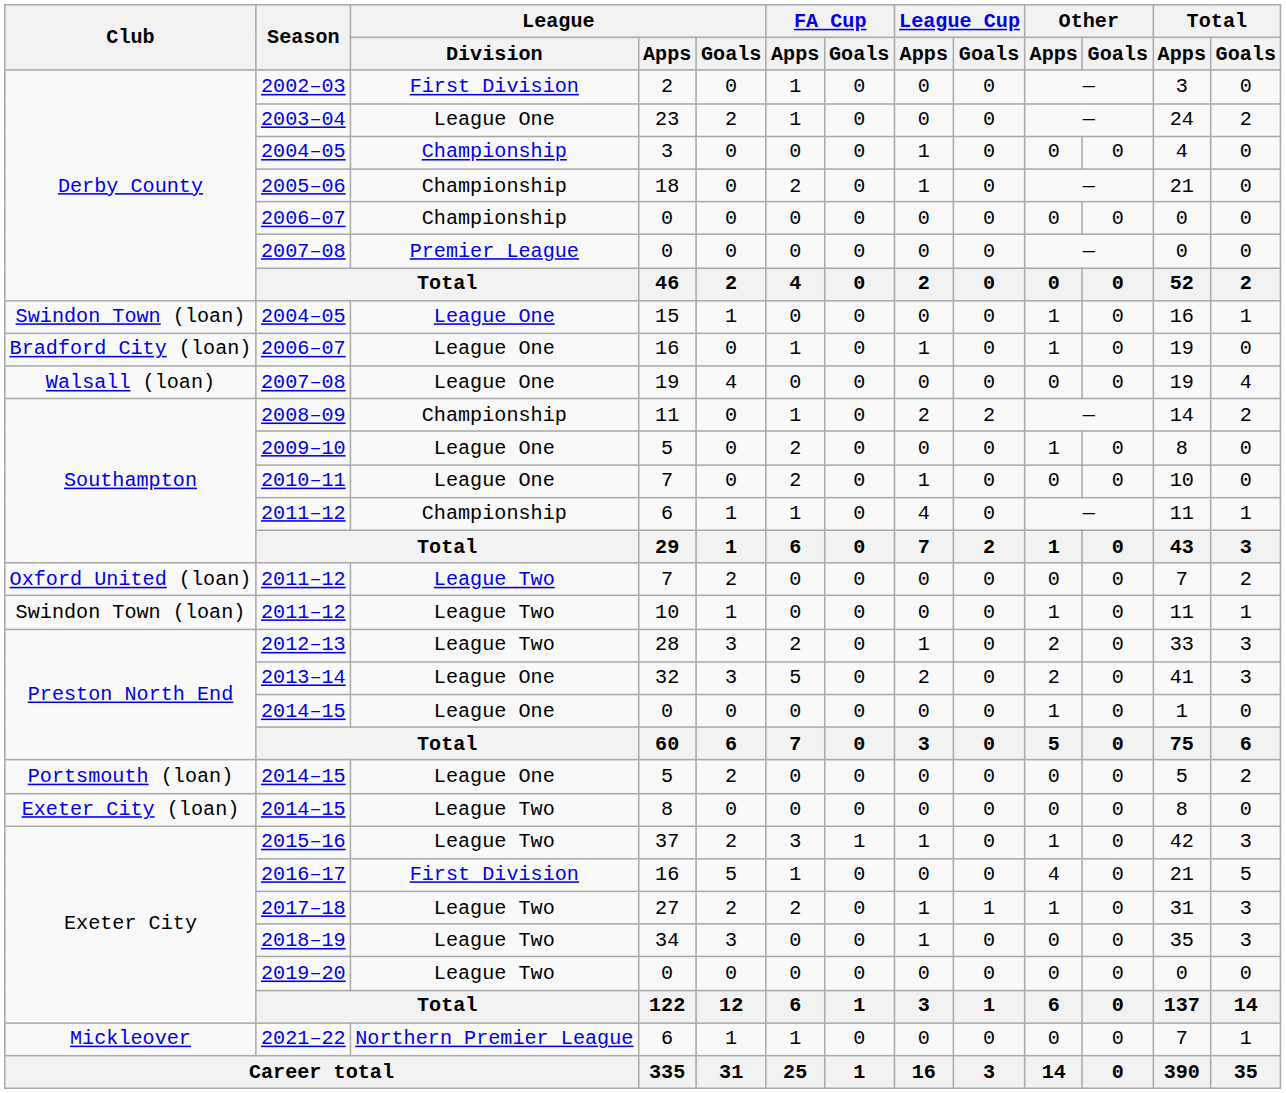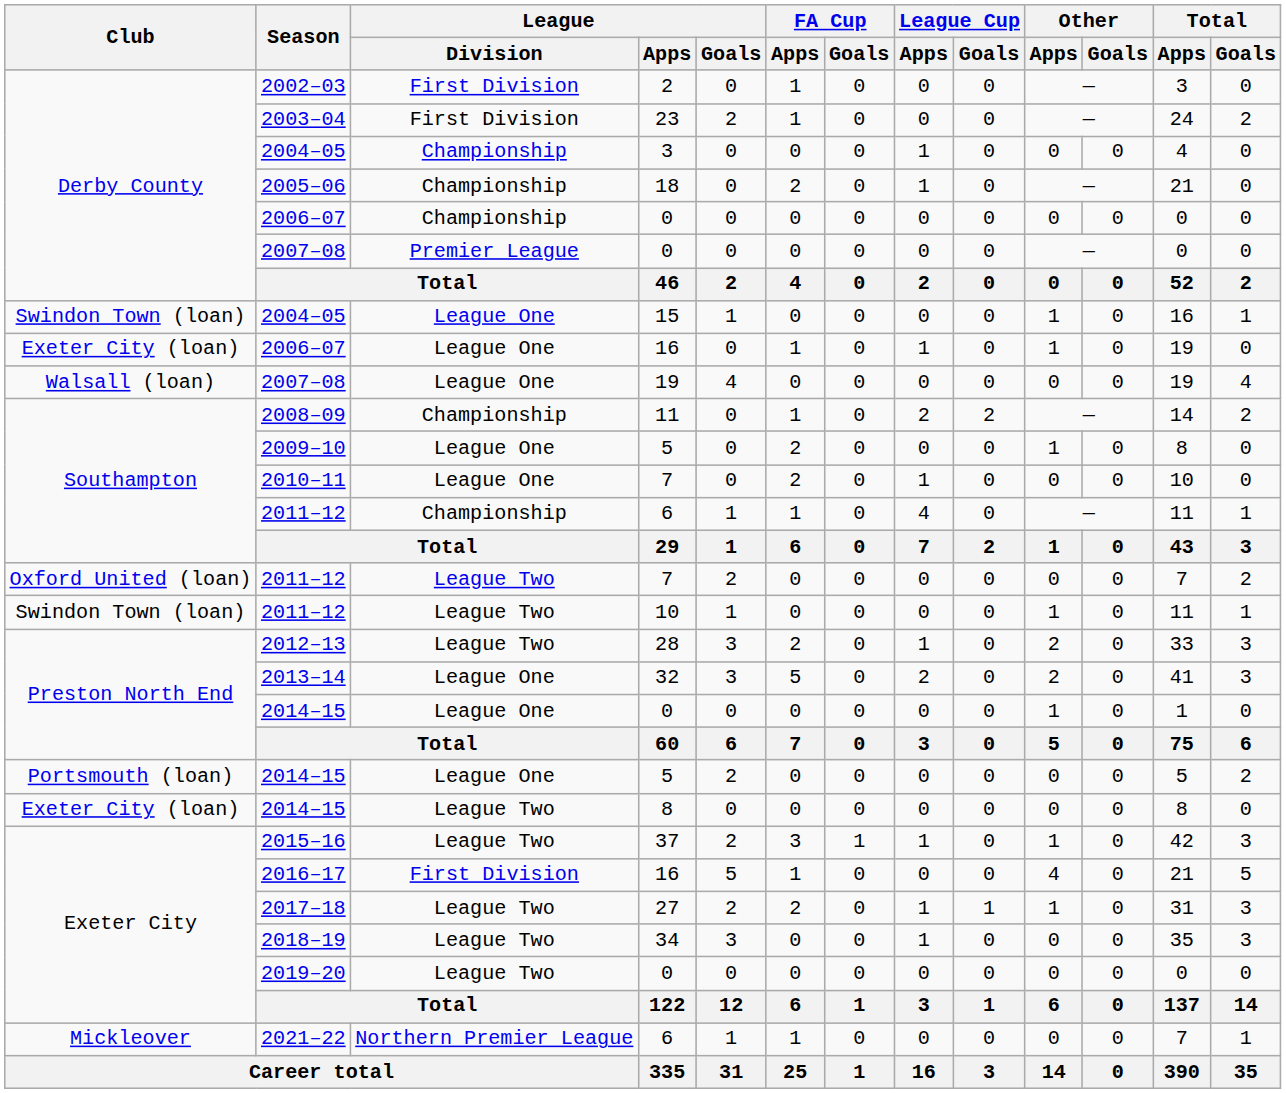(494, 120) League One -> (494, 120) First Division
(130, 350) Bradford City (loan) -> (130, 350) Exeter City (loan)
